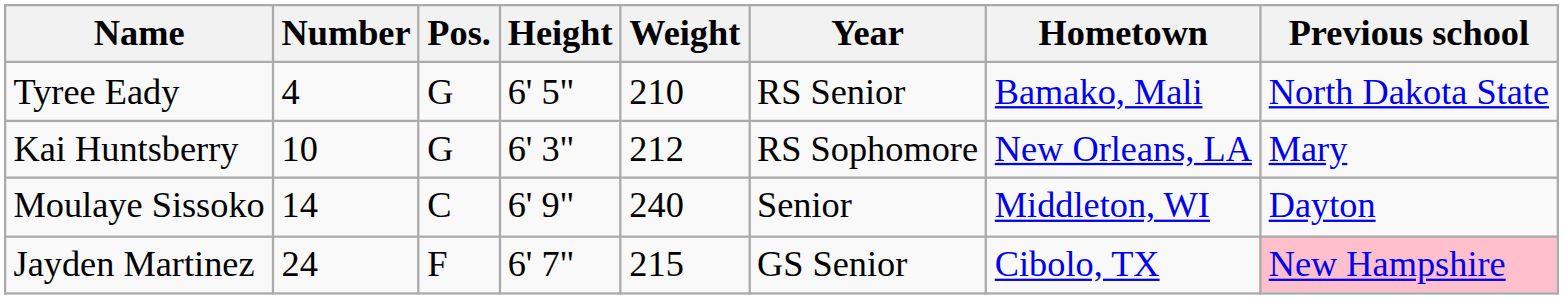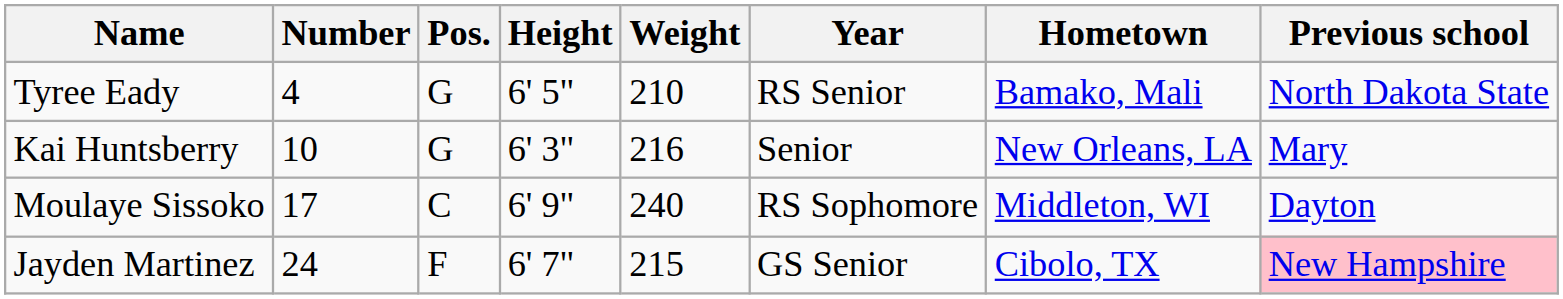(657, 148) 212 -> (657, 148) 216
(868, 148) RS Sophomore -> (804, 148) Senior
(300, 206) 14 -> (300, 206) 17
(804, 206) Senior -> (868, 206) RS Sophomore
